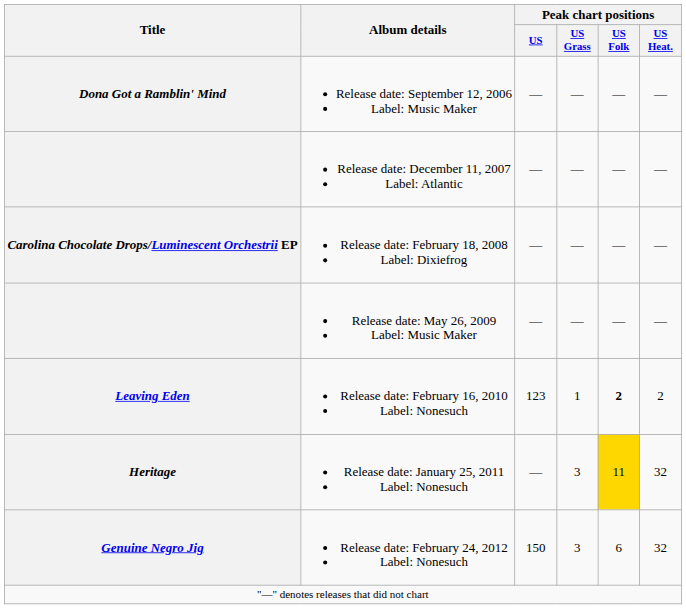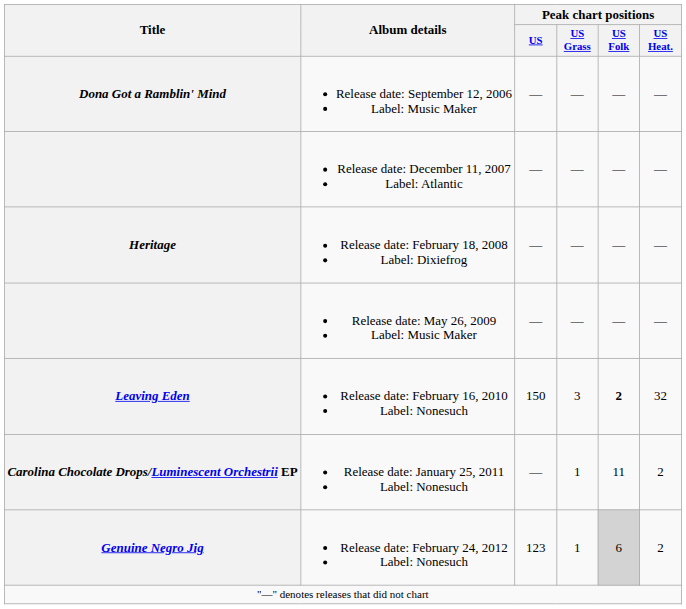(152, 245) Carolina Chocolate Drops/Luminescent Orchestrii EP -> (152, 245) Heritage
(536, 396) 123 -> (536, 396) 150
(577, 396) 1 -> (577, 396) 3
(660, 396) 2 -> (660, 396) 32
(152, 472) Heritage -> (152, 472) Carolina Chocolate Drops/Luminescent Orchestrii EP
(577, 472) 3 -> (577, 472) 1
(619, 472) gold background -> (619, 472) no background
(660, 472) 32 -> (660, 472) 2
(536, 547) 150 -> (536, 547) 123
(577, 547) 3 -> (577, 547) 1
(619, 547) no background -> (619, 547) lightgrey background
(660, 547) 32 -> (660, 547) 2
